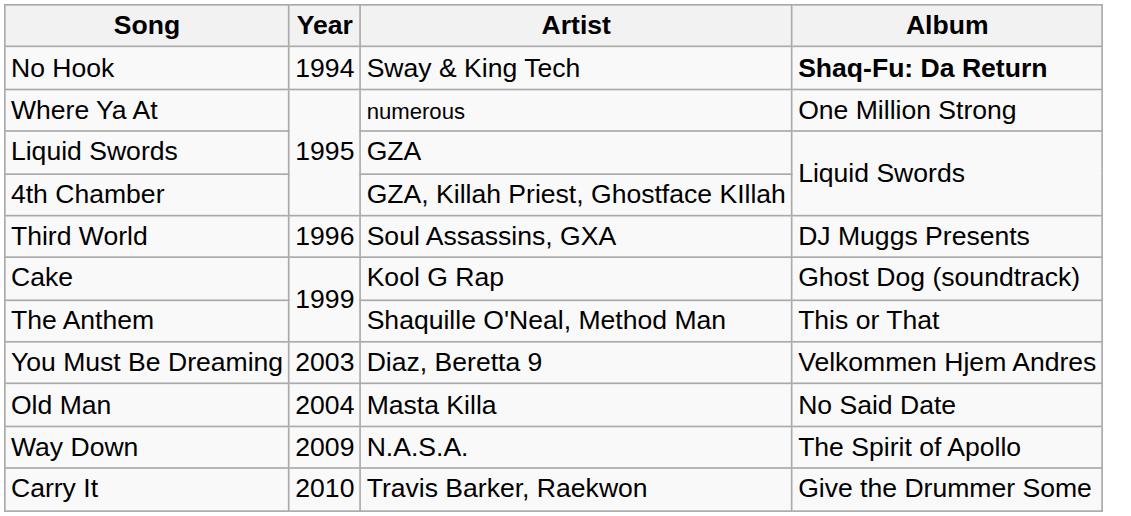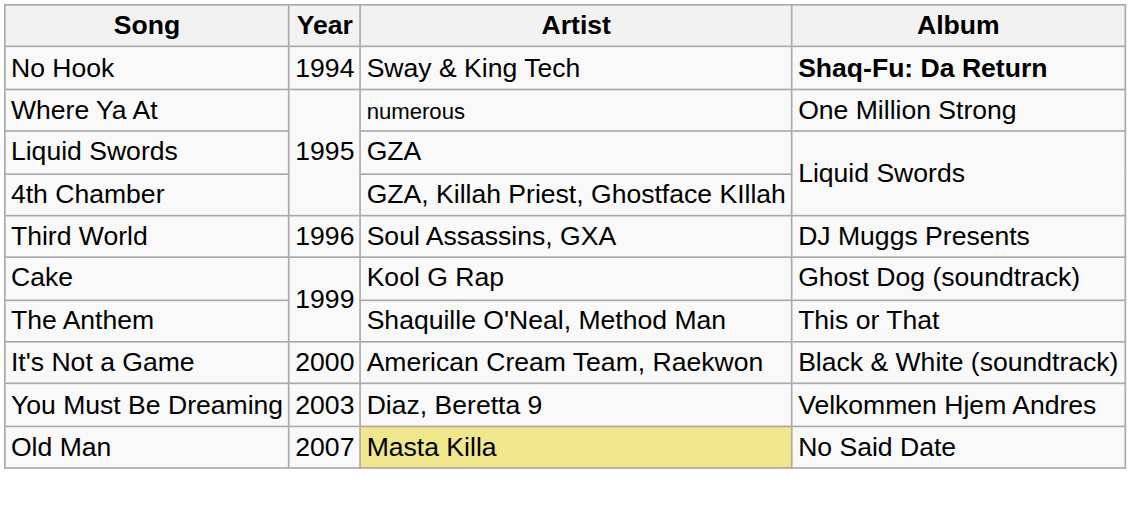+ row: (103, 362)
(325, 404) 2004 -> (325, 446) 2007
(432, 404) no background -> (432, 446) khaki background
- row: (75, 446)
- row: (54, 488)
